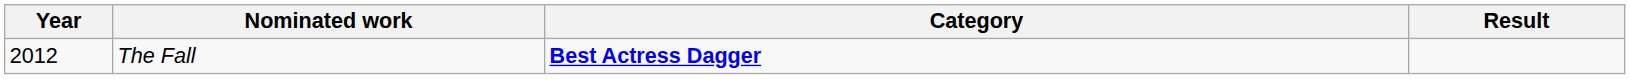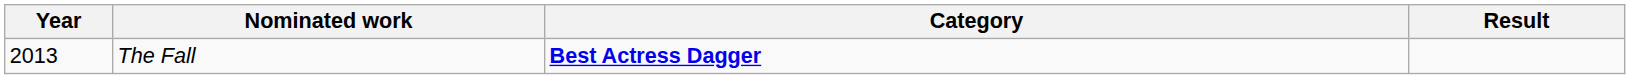(34, 55) 2012 -> (34, 55) 2013
